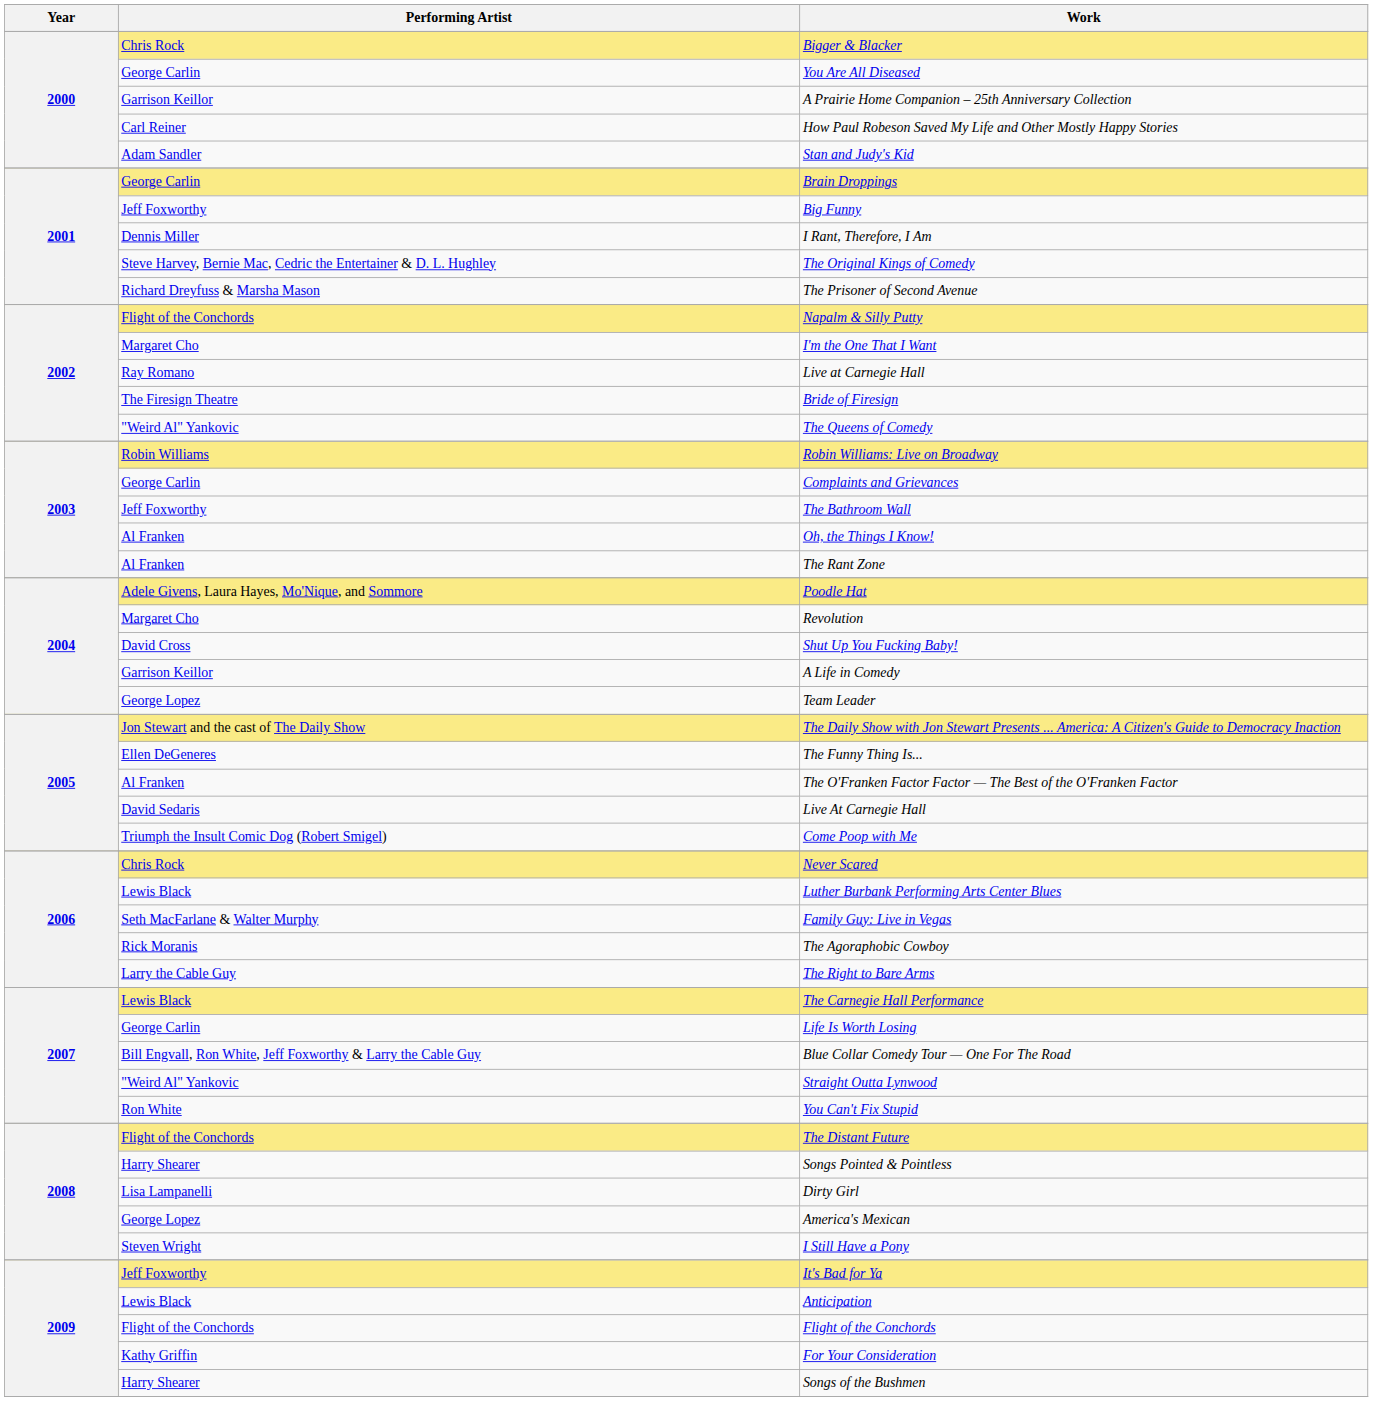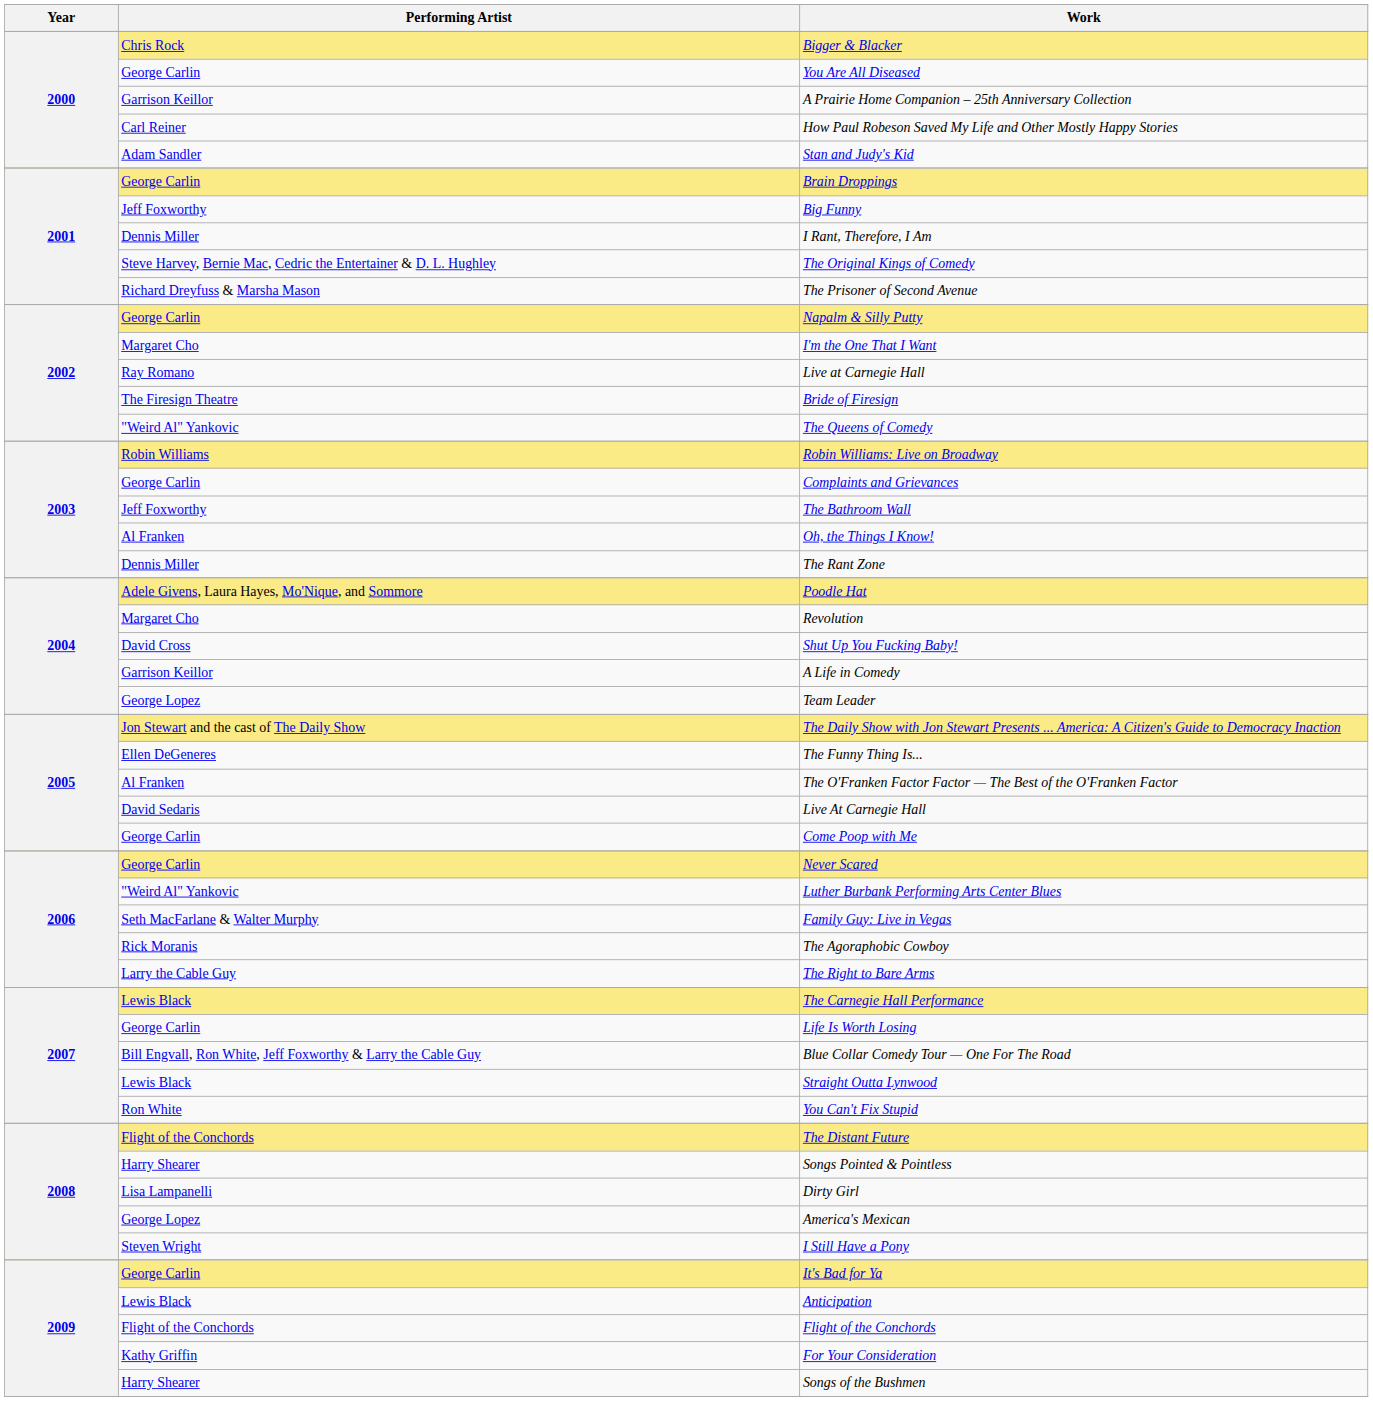(188, 318) Flight of the Conchords -> (161, 318) George Carlin
(153, 564) Al Franken -> (160, 564) Dennis Miller
(254, 837) Triumph the Insult Comic Dog (Robert Smigel) -> (161, 837) George Carlin
(153, 864) Chris Rock -> (161, 864) George Carlin
(156, 891) Lewis Black -> (180, 891) "Weird Al" Yankovic
(180, 1082) "Weird Al" Yankovic -> (156, 1082) Lewis Black
(164, 1273) Jeff Foxworthy -> (161, 1273) George Carlin
